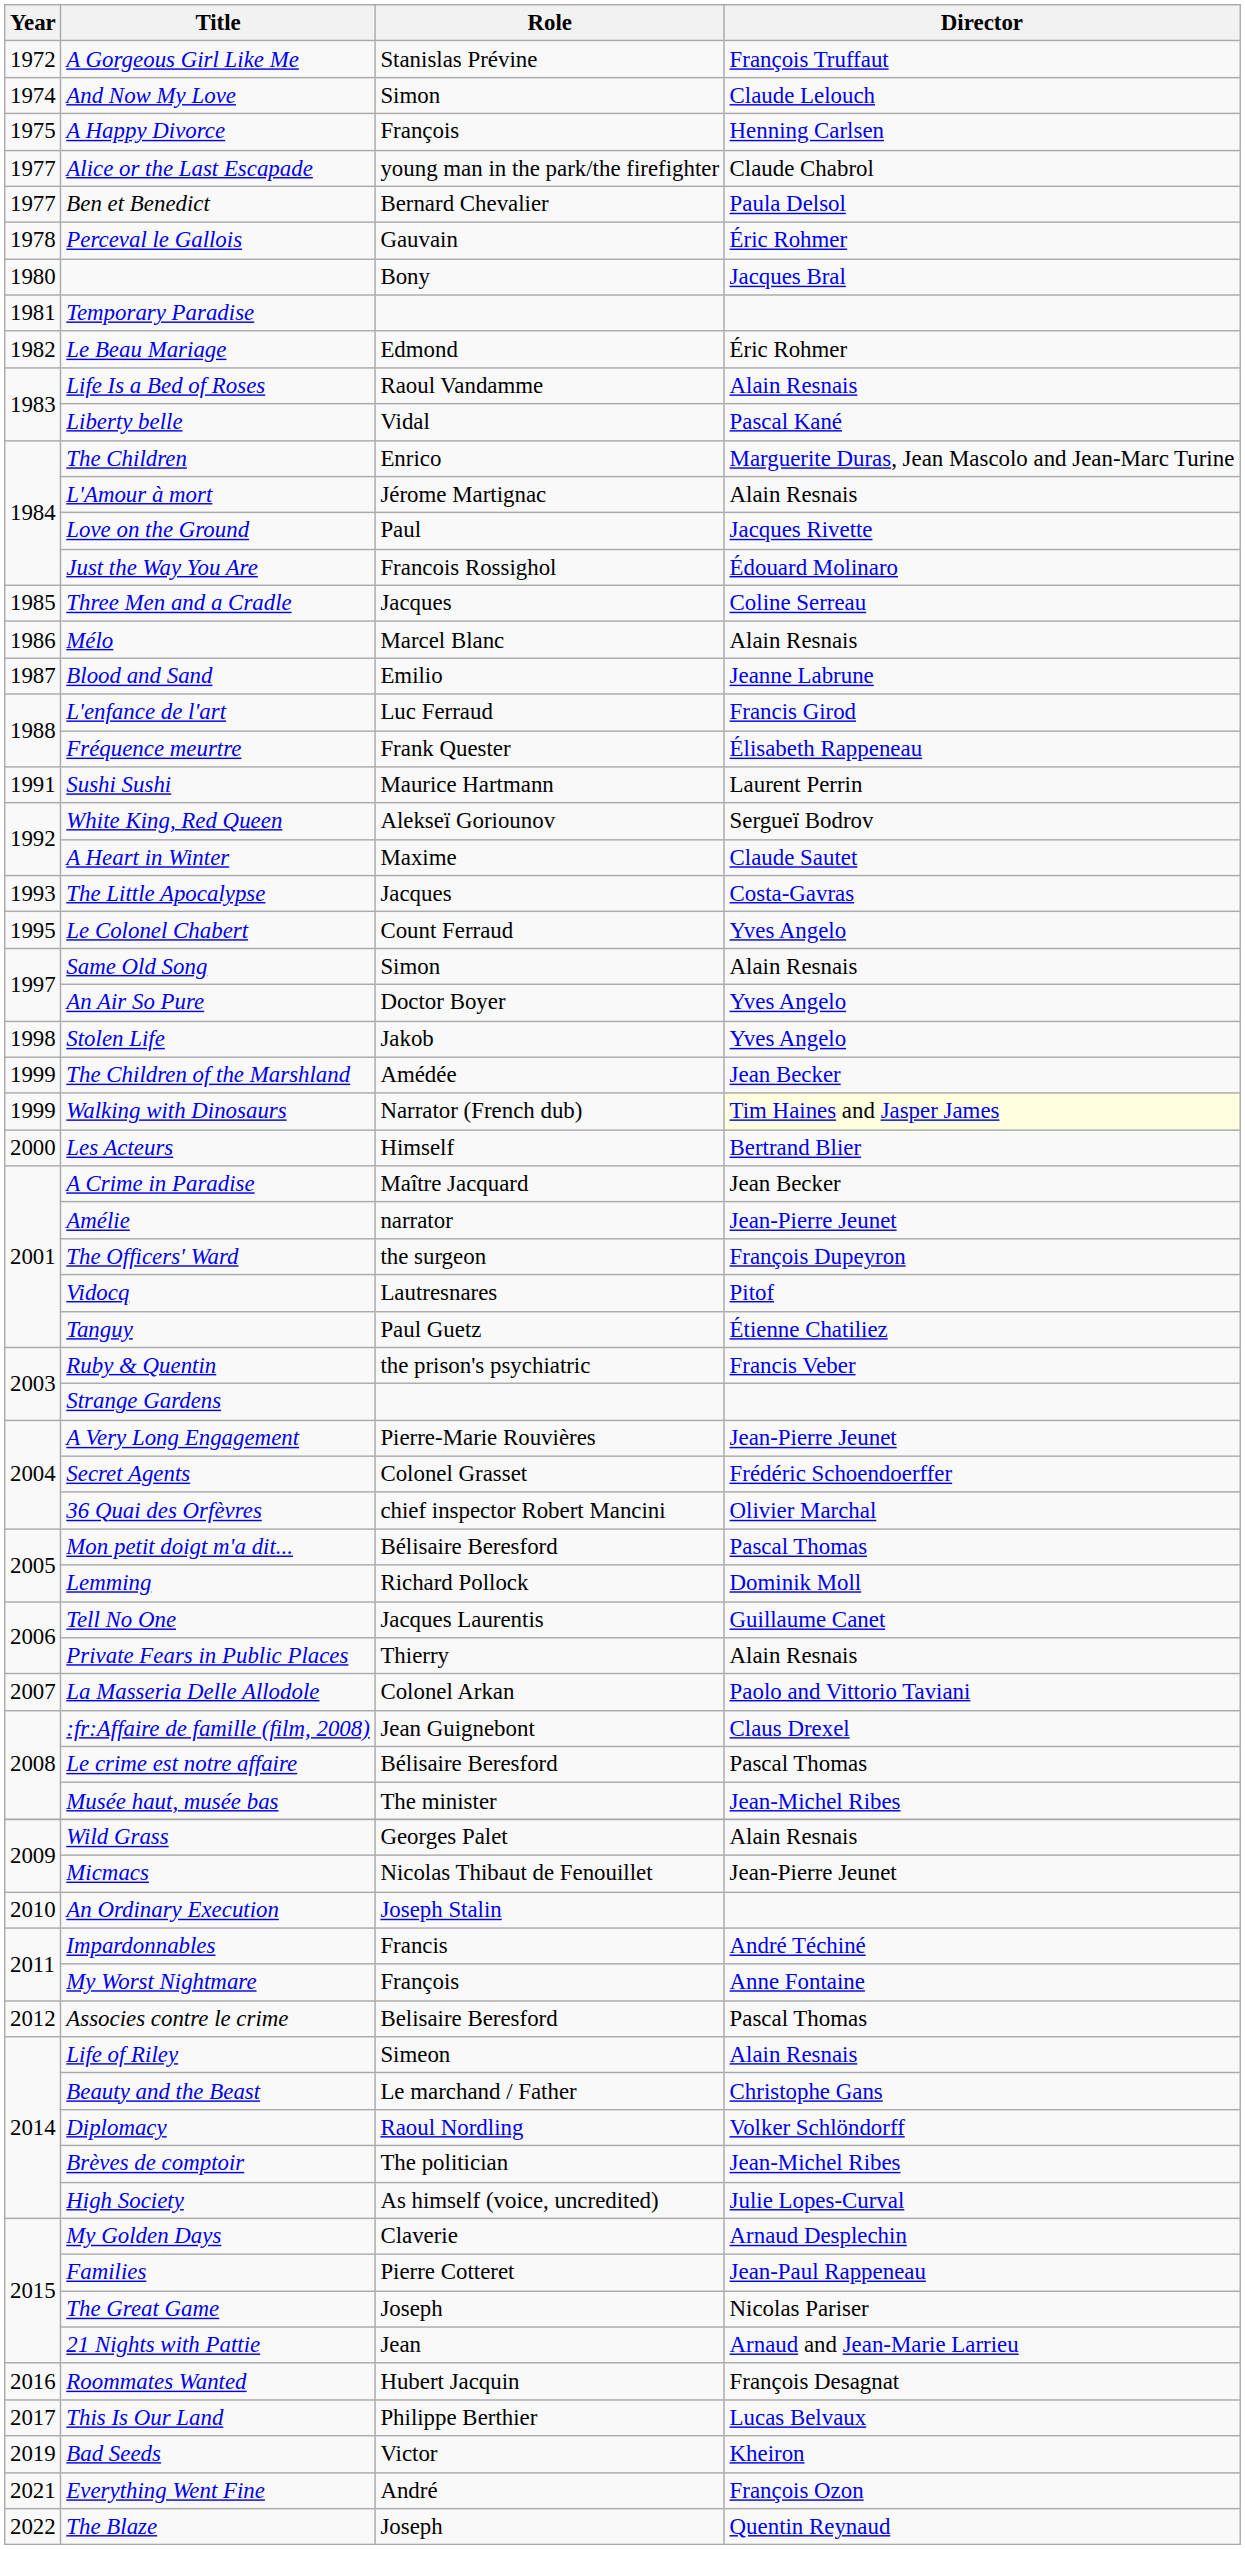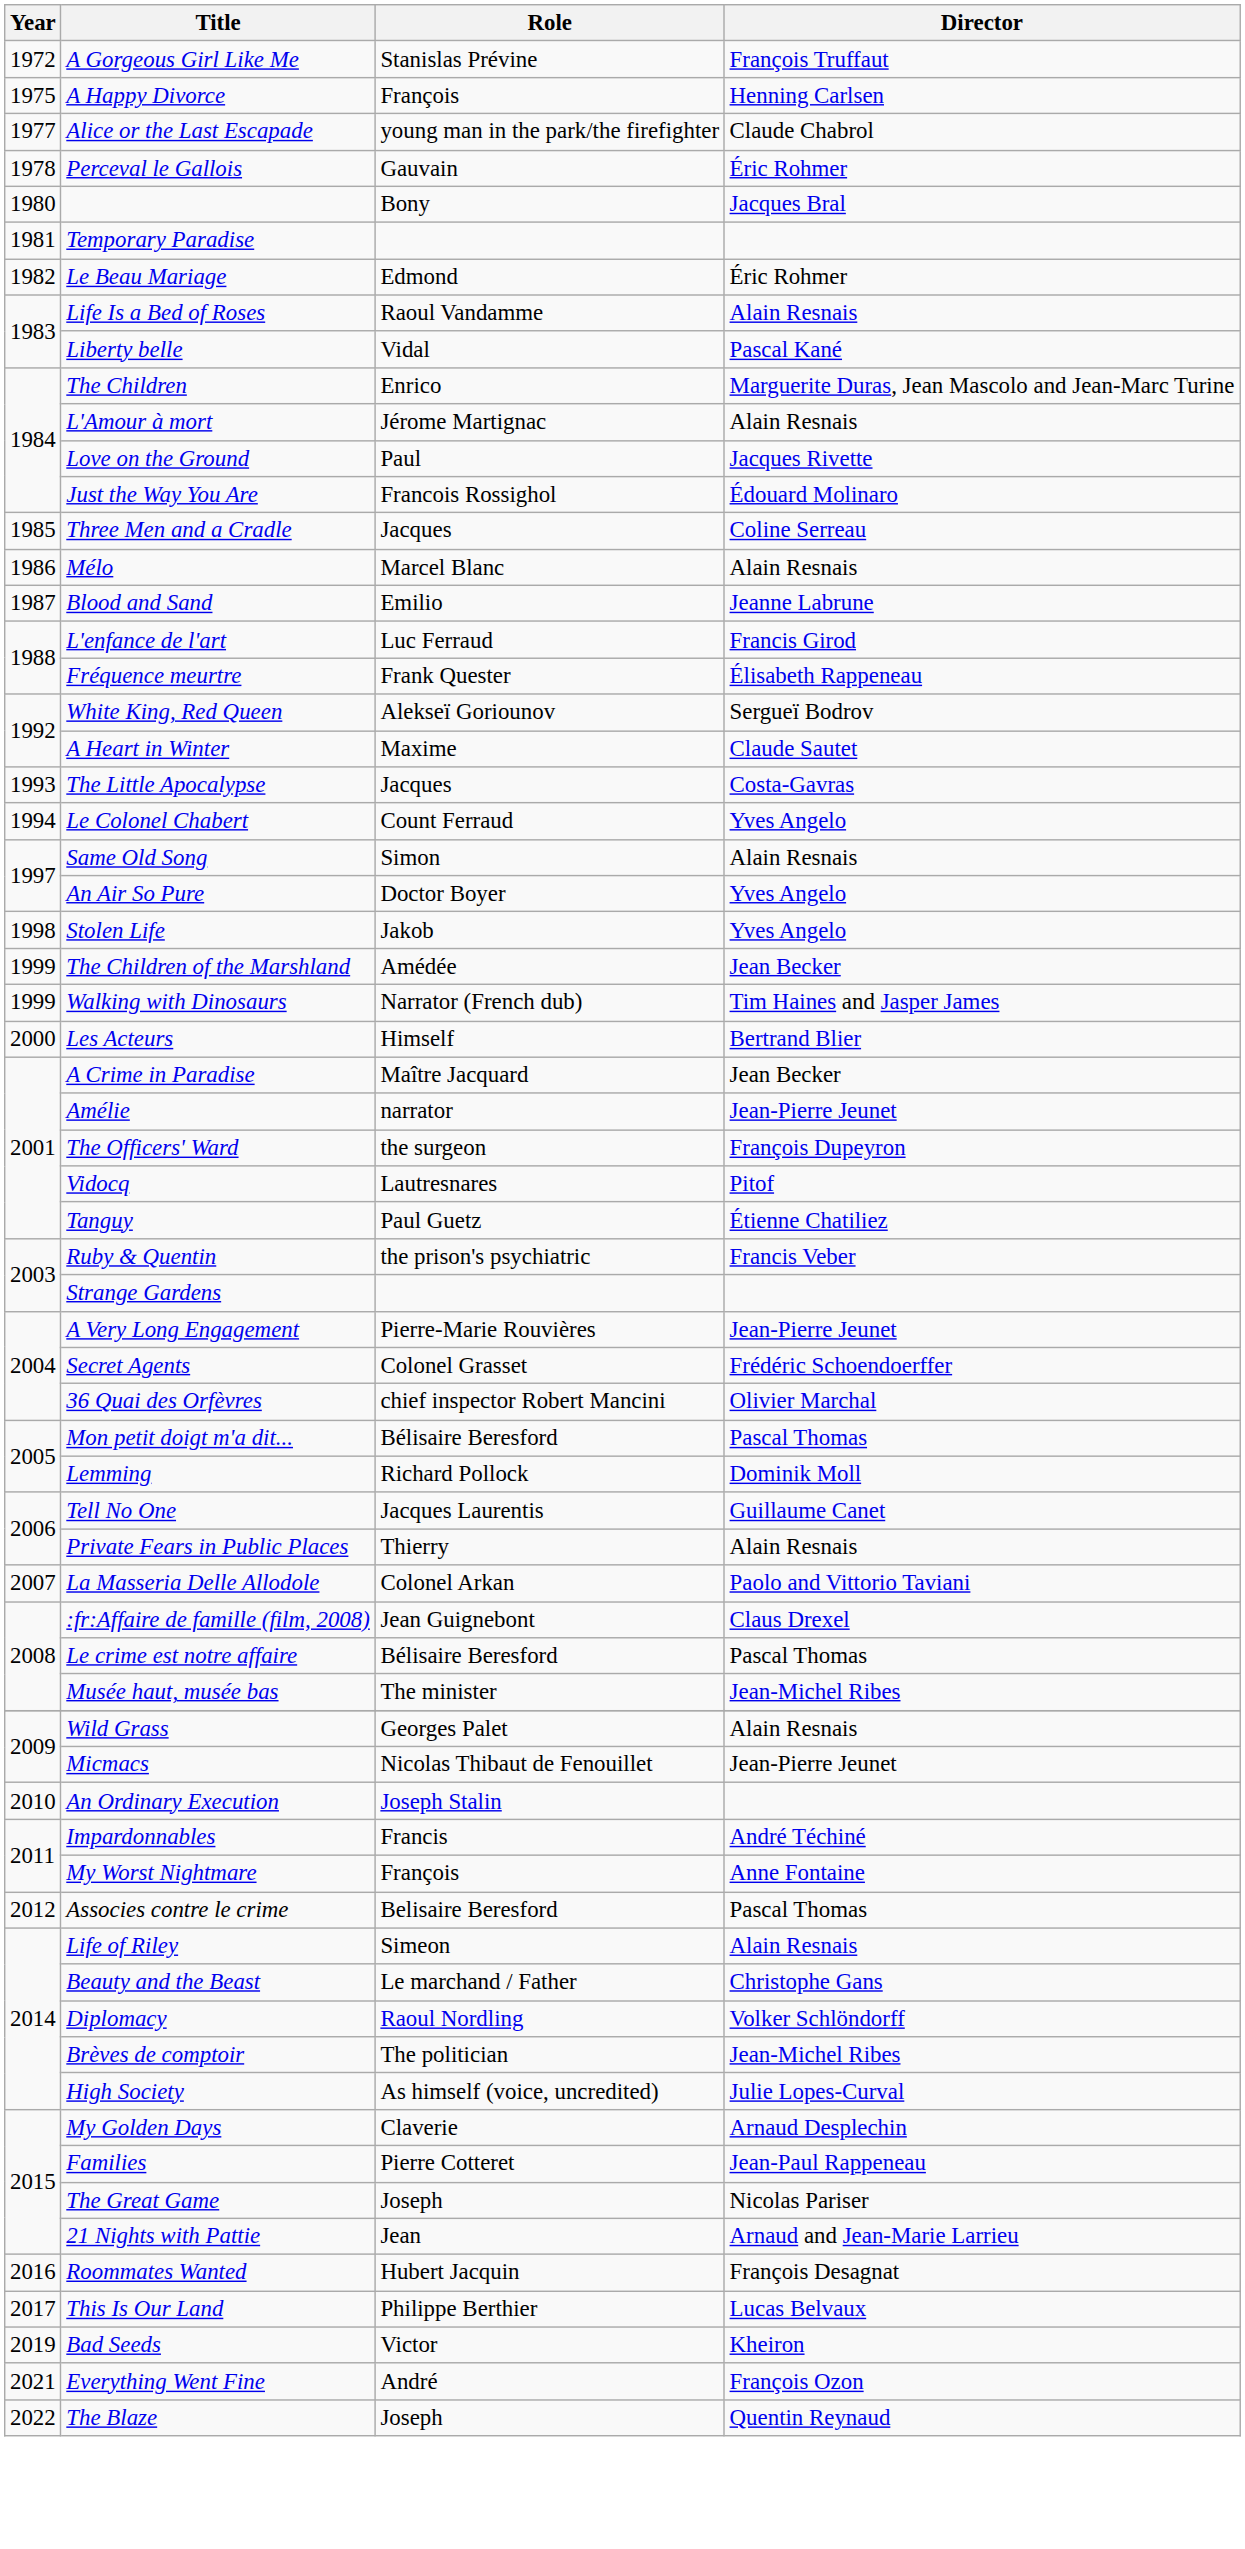- row: (151, 95)
- row: (138, 204)
- row: (119, 784)
(33, 929) 1995 -> (33, 820) 1994
(865, 1111) lightyellow background -> (865, 1002) no background
